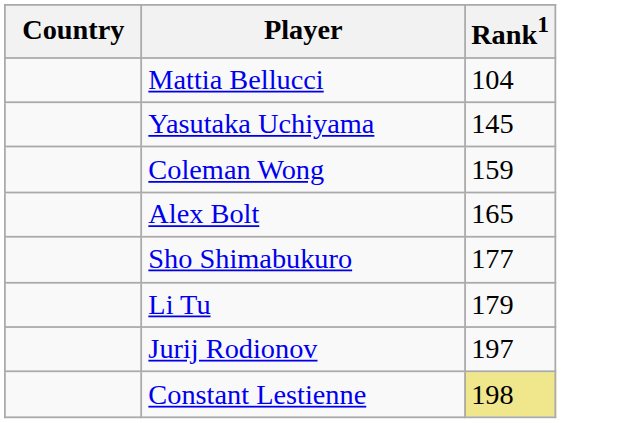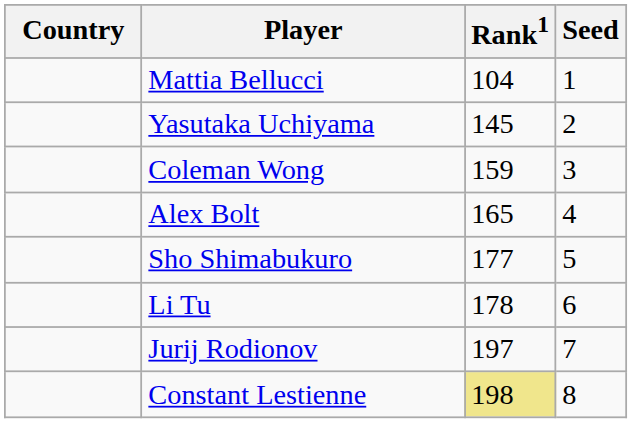+ column: (590, 30)
(492, 304) 179 -> (492, 304) 178
